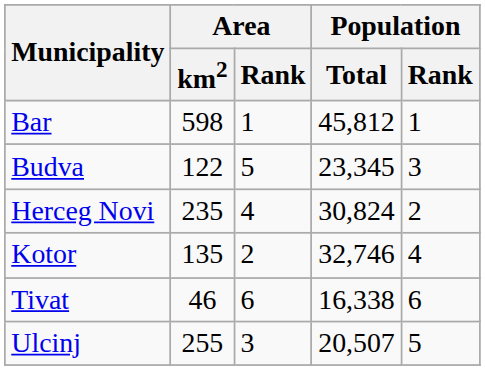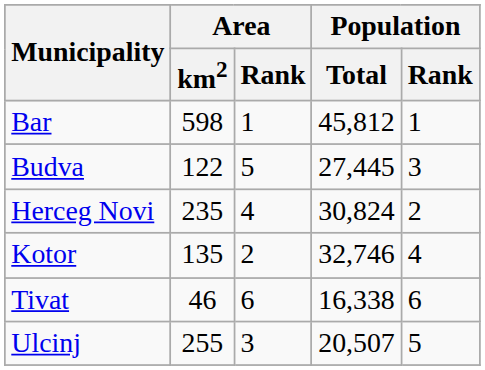(357, 166) 23,345 -> (357, 166) 27,445
